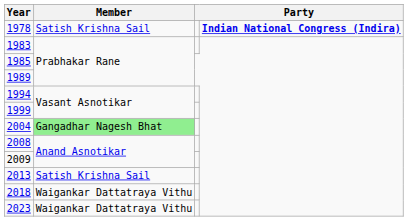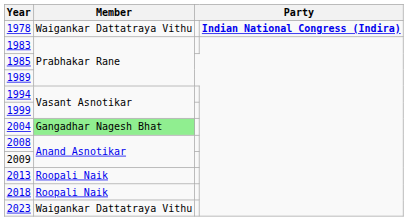(93, 29) Satish Krishna Sail -> (114, 29) Waigankar Dattatraya Vithu
(93, 176) Satish Krishna Sail -> (72, 176) Roopali Naik
(114, 192) Waigankar Dattatraya Vithu -> (72, 192) Roopali Naik
